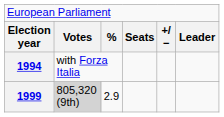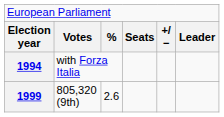(77, 96) lightgrey background -> (77, 96) no background
(111, 96) 2.9 -> (111, 96) 2.6
